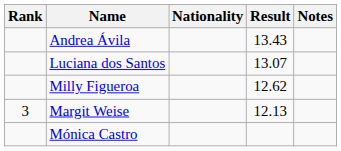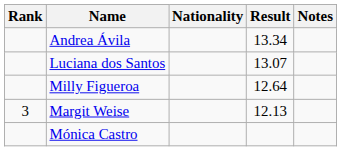(270, 39) 13.43 -> (270, 39) 13.34
(270, 87) 12.62 -> (270, 87) 12.64
